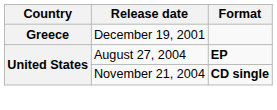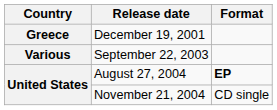+ row: (151, 54)
(240, 74) bold -> (242, 94) normal
